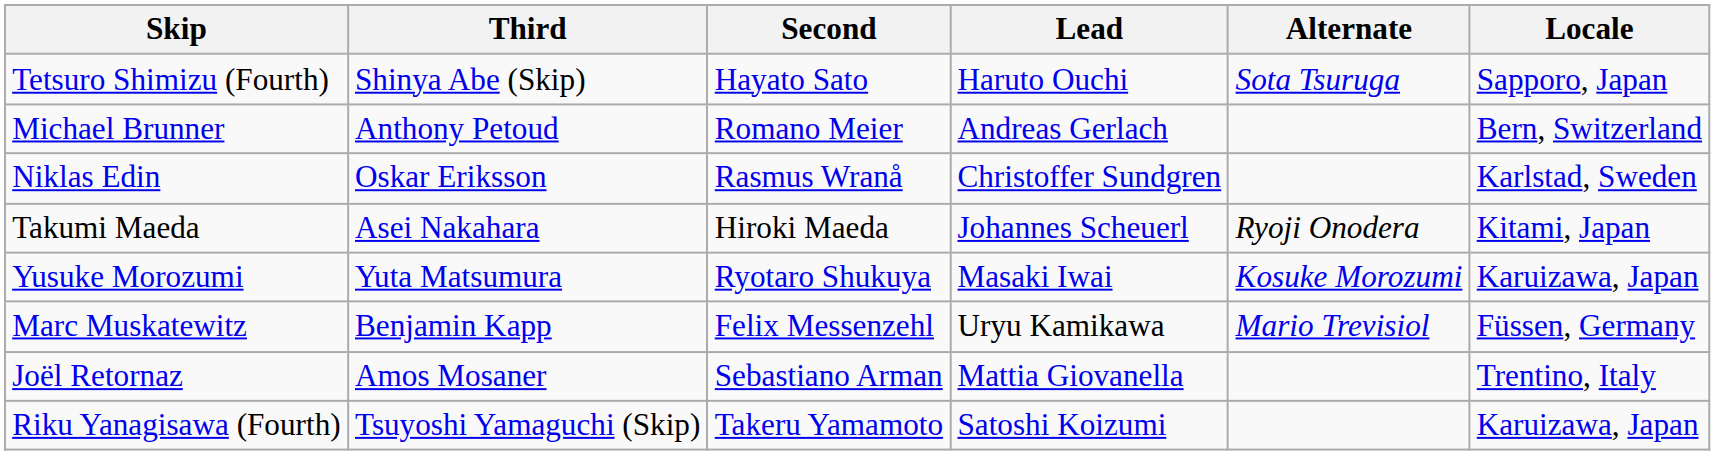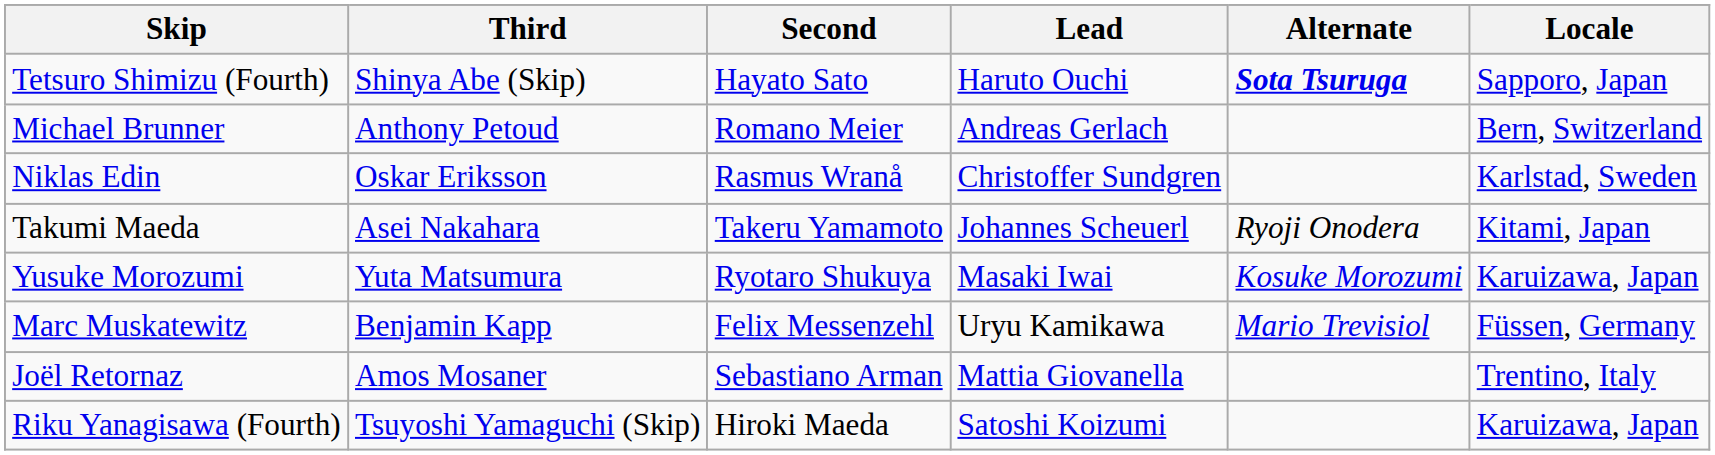(1318, 78) normal -> (1321, 78) bold
(802, 227) Hiroki Maeda -> (829, 227) Takeru Yamamoto
(829, 425) Takeru Yamamoto -> (802, 425) Hiroki Maeda
